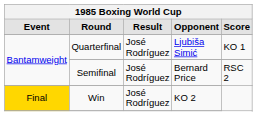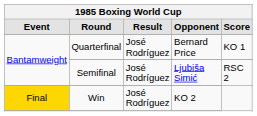(189, 47) Ljubiša Simić -> (191, 47) Bernard Price
(191, 72) Bernard Price -> (189, 72) Ljubiša Simić
